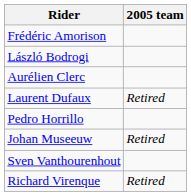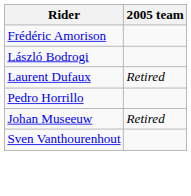- row: (46, 77)
- row: (54, 181)
